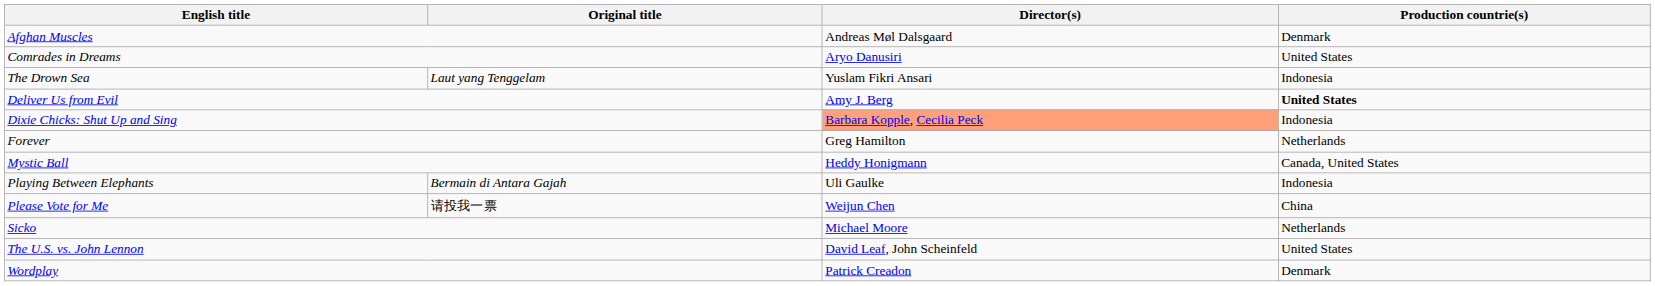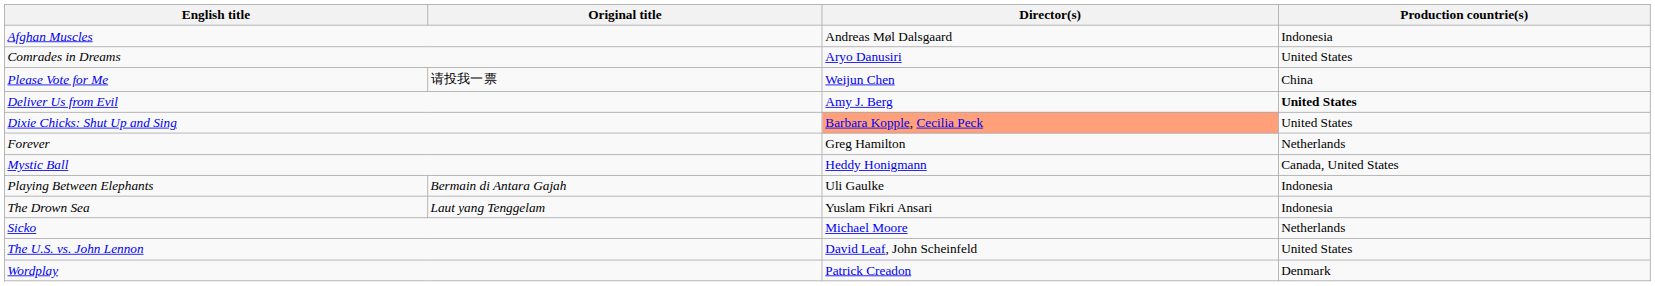(1306, 36) Denmark -> (1307, 36) Indonesia
rows swapped: (49, 78) <-> (58, 205)
(1307, 120) Indonesia -> (1317, 122) United States
